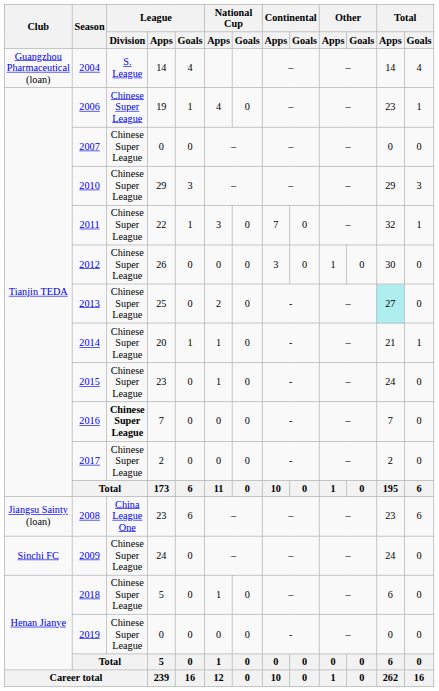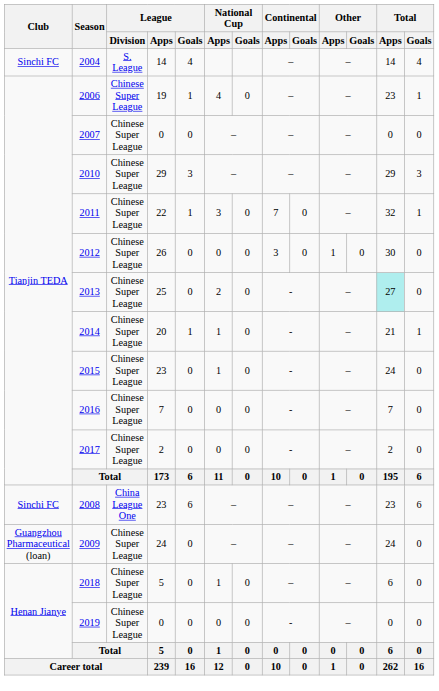(38, 68) Guangzhou Pharmaceutical (loan) -> (38, 62) Sinchi FC
(127, 421) bold -> (127, 410) normal
(38, 516) Jiangsu Sainty (loan) -> (38, 504) Sinchi FC
(38, 555) Sinchi FC -> (38, 544) Guangzhou Pharmaceutical (loan)
